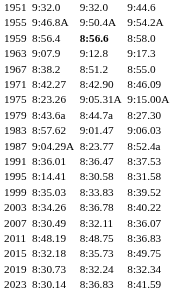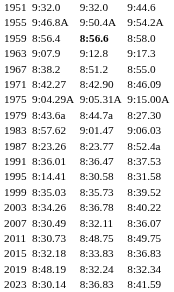(49, 99) 8:23.26 -> (53, 99) 9:04.29A
(53, 146) 9:04.29A -> (49, 146) 8:23.26
(97, 192) 8:33.83 -> (97, 192) 8:35.73
(49, 238) 8:48.19 -> (49, 238) 8:30.73
(144, 238) 8:36.83 -> (144, 238) 8:49.75
(97, 253) 8:35.73 -> (97, 253) 8:33.83
(144, 253) 8:49.75 -> (144, 253) 8:36.83
(49, 269) 8:30.73 -> (49, 269) 8:48.19
